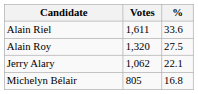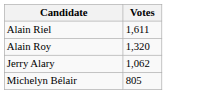- column: (177, 13)
